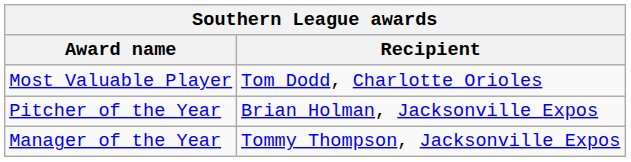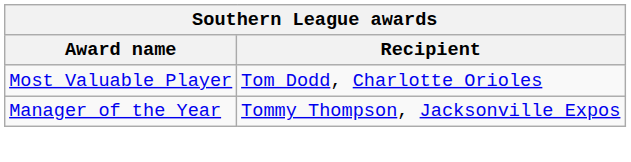- row: (115, 111)
